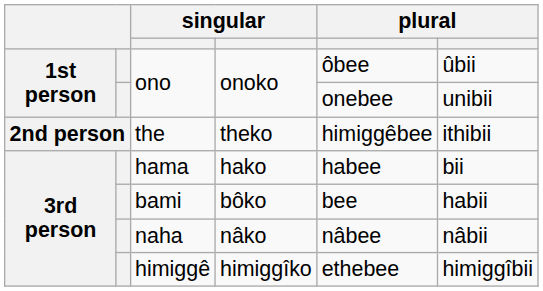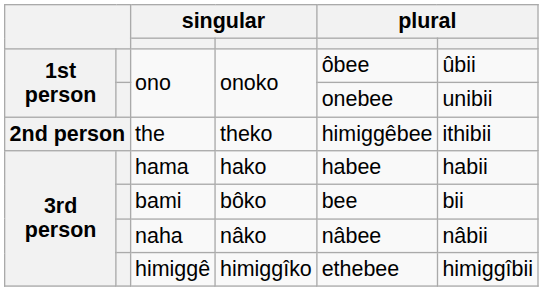(453, 167) bii -> (465, 167) habii
(465, 201) habii -> (453, 201) bii
